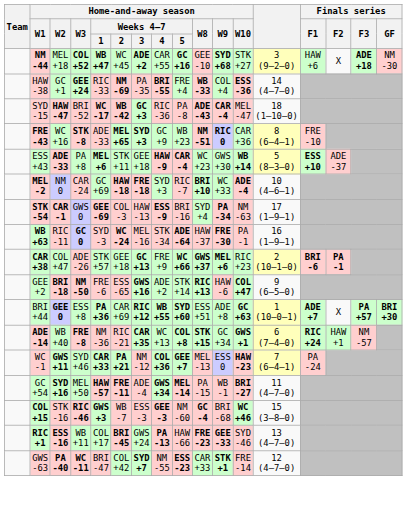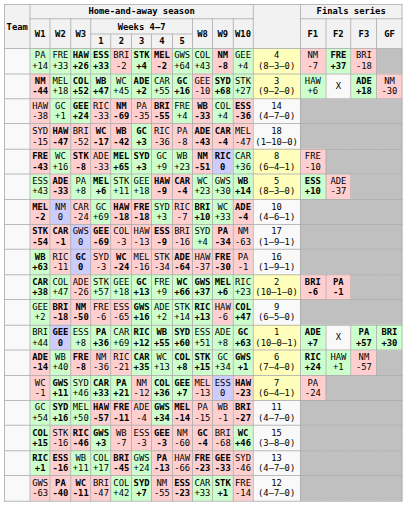+ row: (40, 61)
